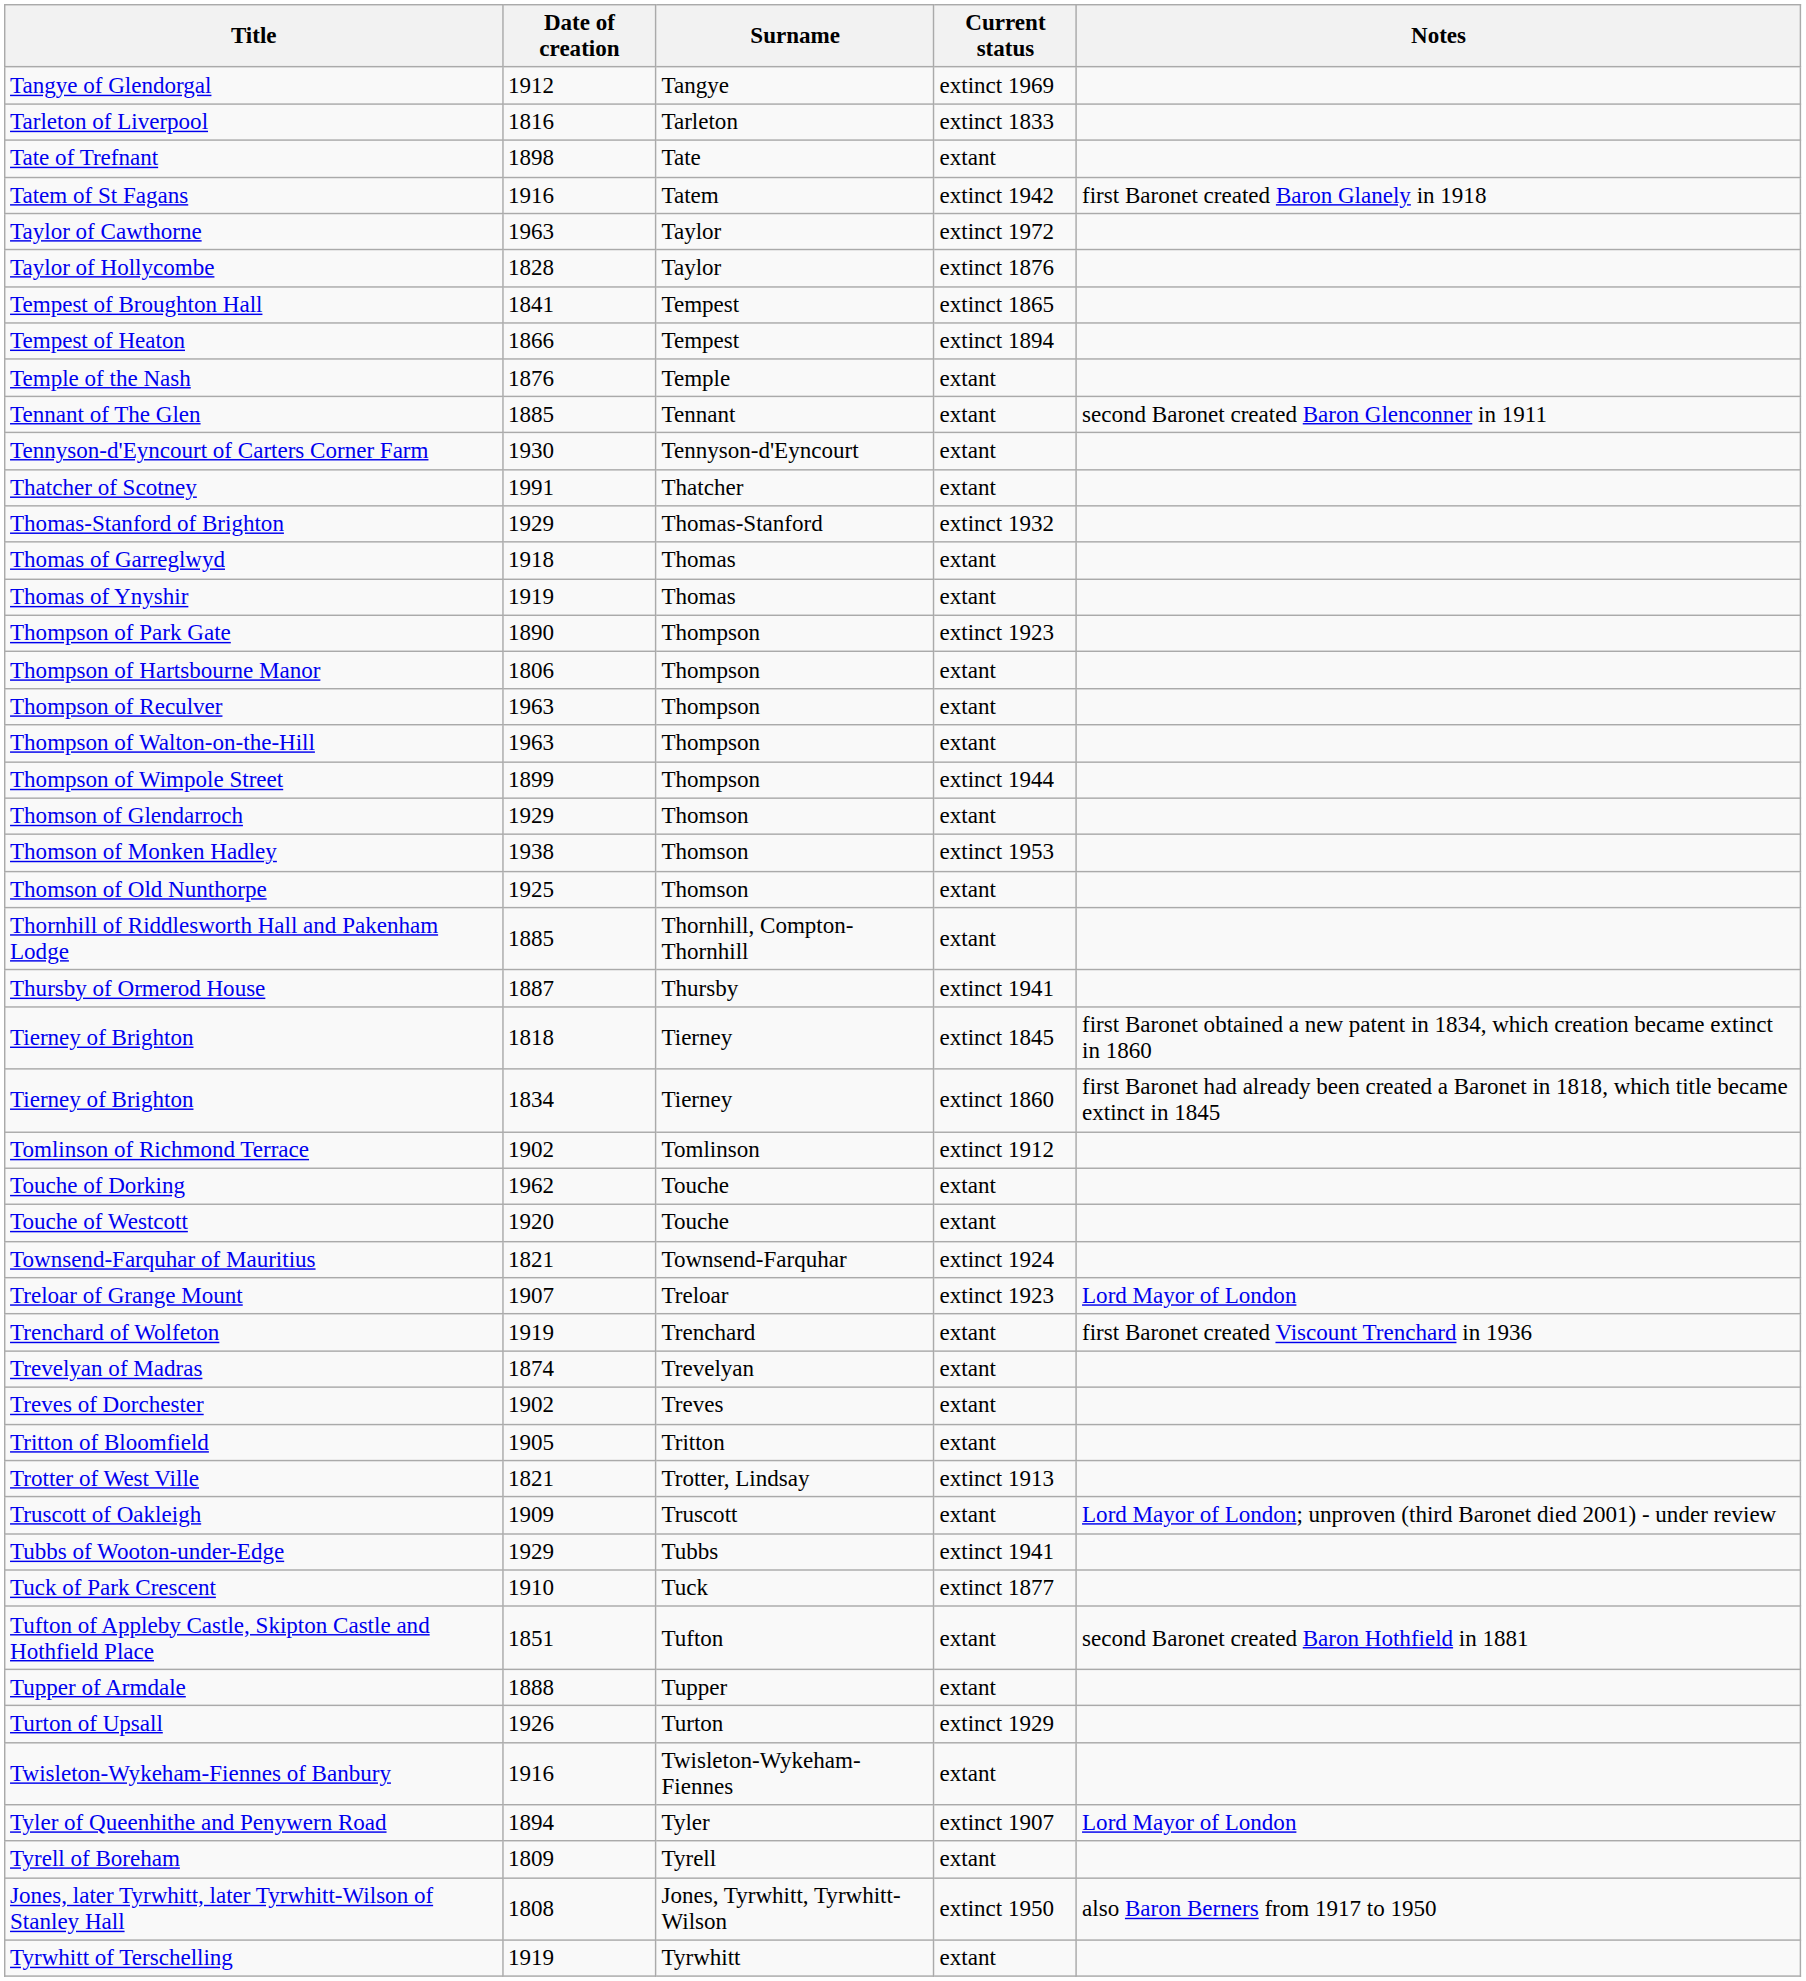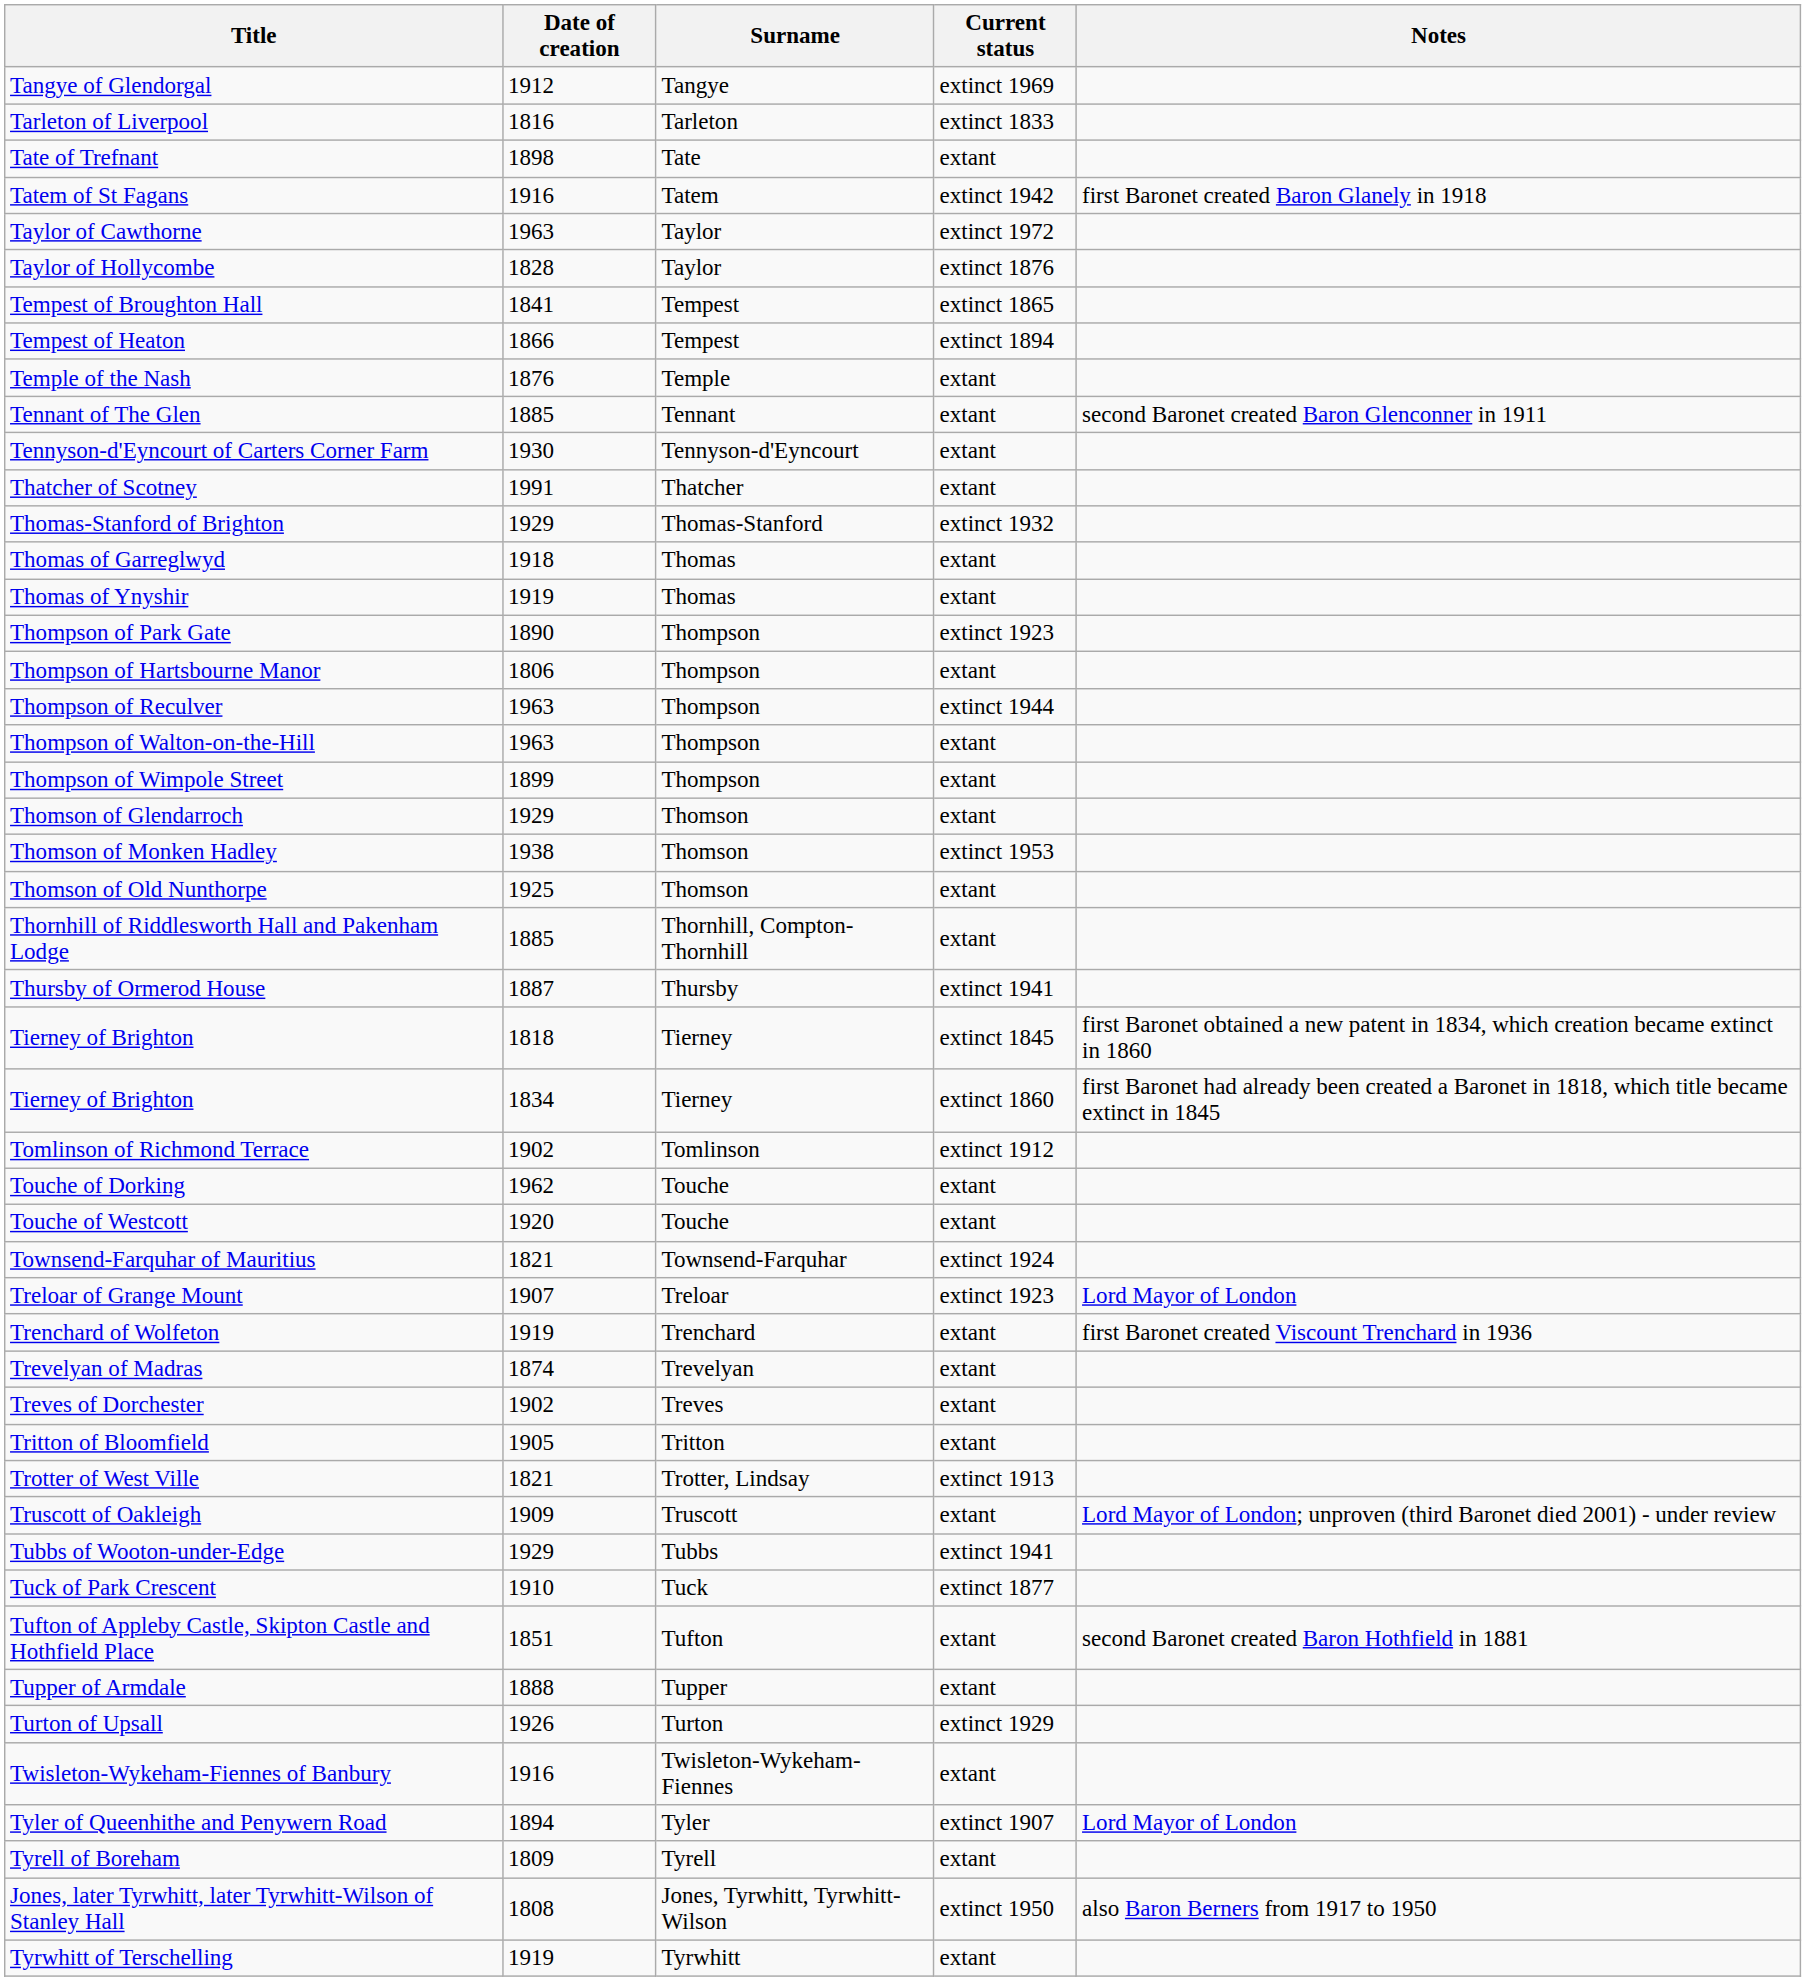(968, 706) extant -> (997, 706) extinct 1944
(997, 779) extinct 1944 -> (968, 779) extant
